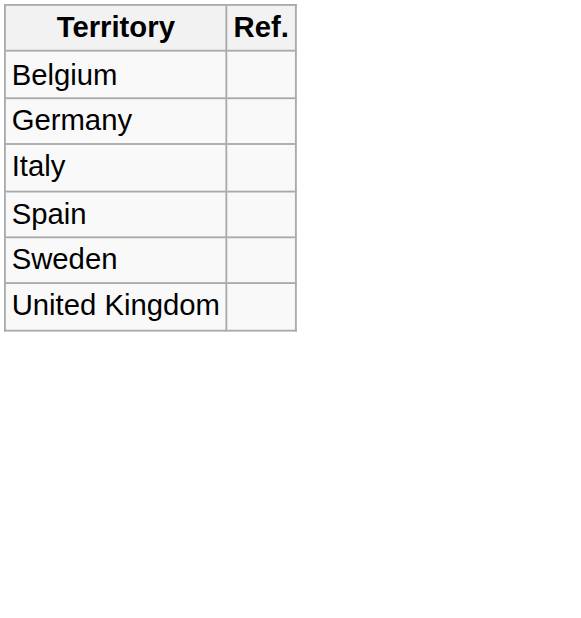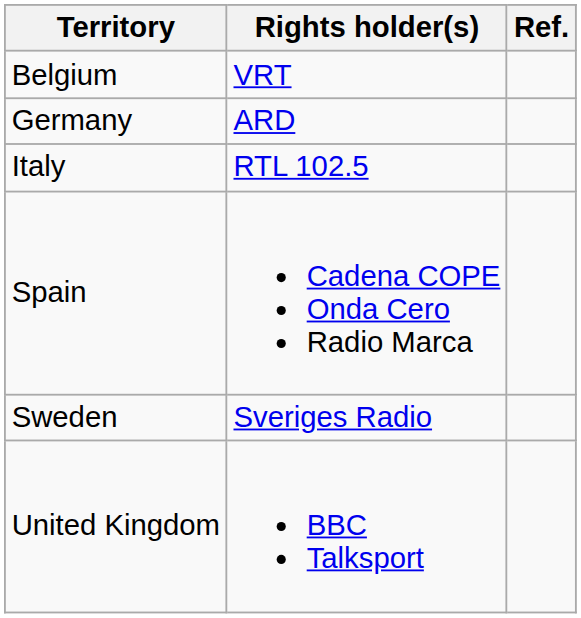+ column: (367, 27)
